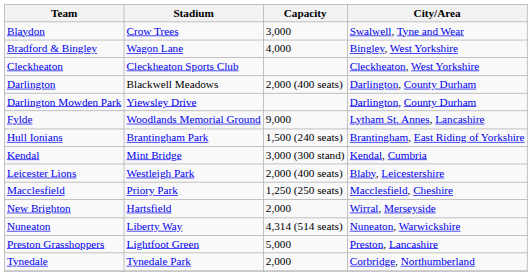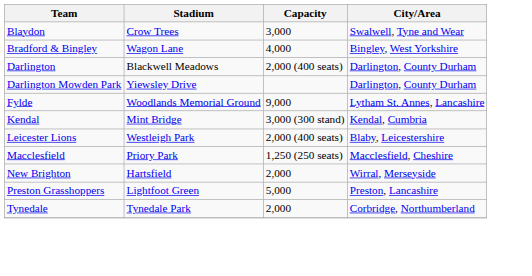- row: (35, 66)
- row: (35, 137)
- row: (29, 226)
